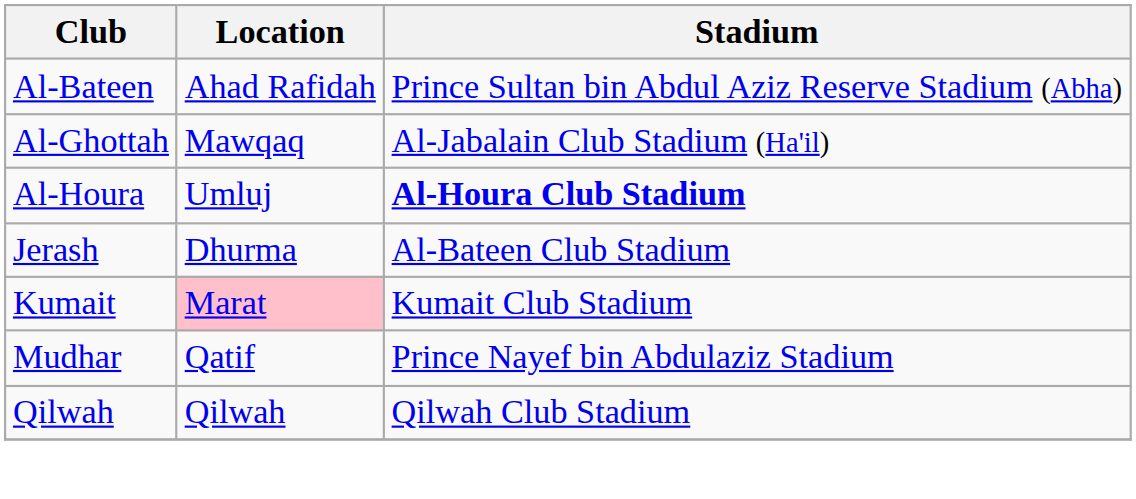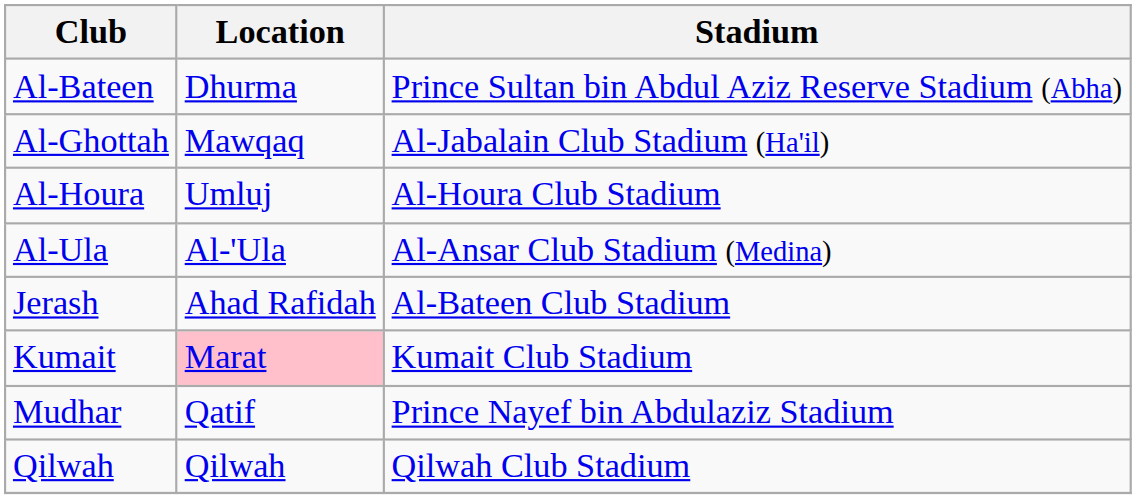(280, 85) Ahad Rafidah -> (241, 85) Dhurma
(569, 194) bold -> (556, 194) normal
+ row: (61, 248)
(241, 248) Dhurma -> (280, 303) Ahad Rafidah
